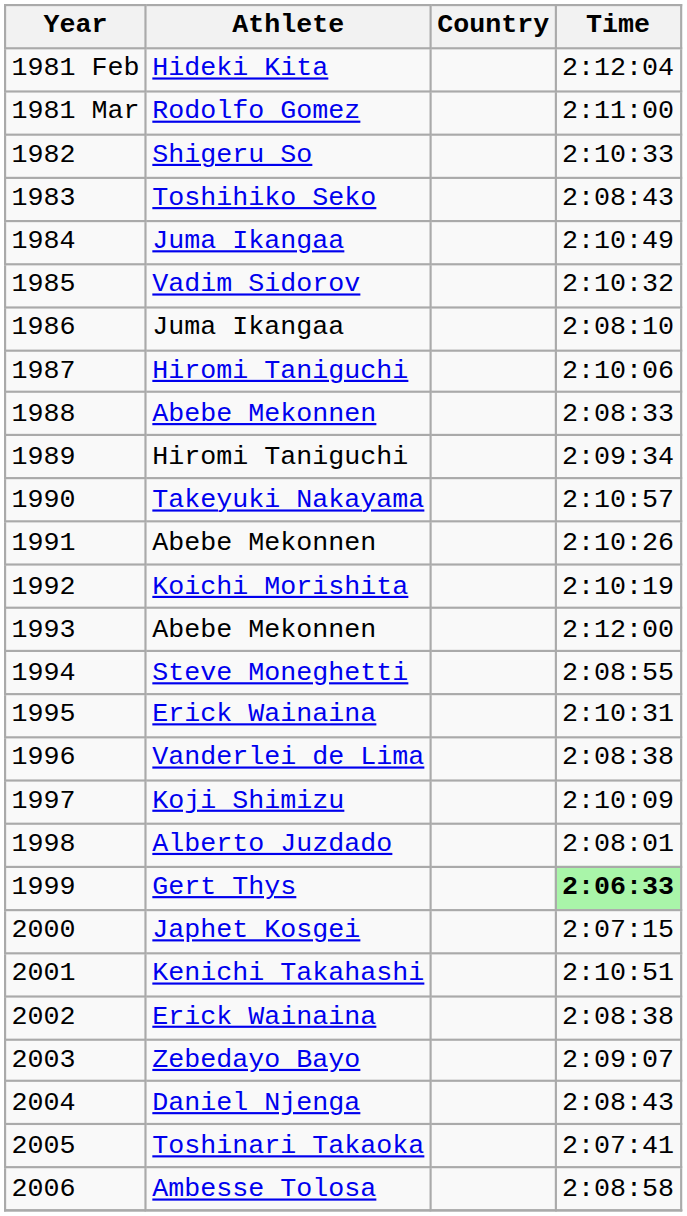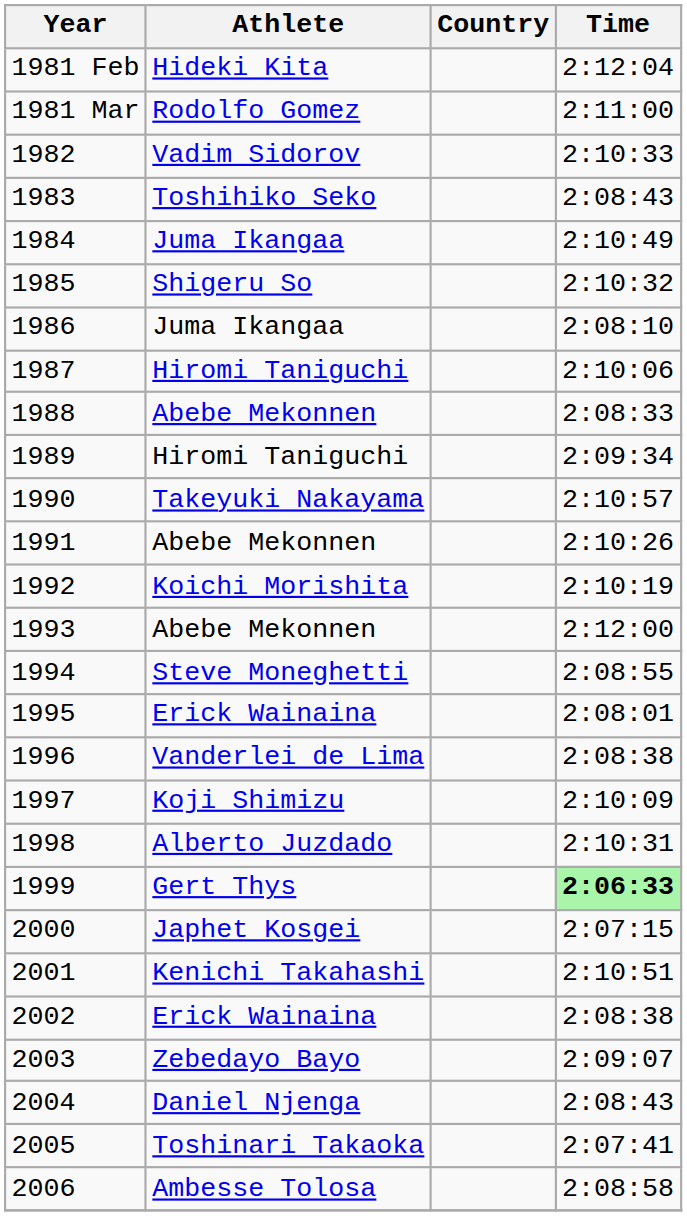(232, 156) Shigeru So -> (256, 156) Vadim Sidorov
(256, 285) Vadim Sidorov -> (232, 285) Shigeru So
(618, 716) 2:10:31 -> (618, 716) 2:08:01
(618, 845) 2:08:01 -> (618, 845) 2:10:31
